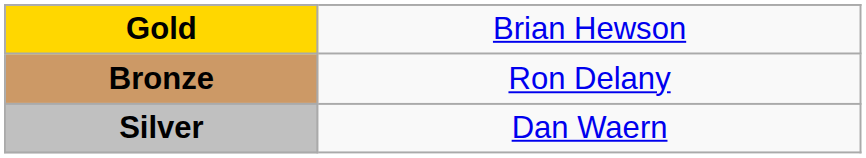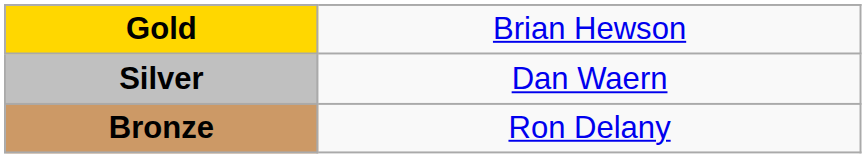rows swapped: (161, 127) <-> (161, 78)
